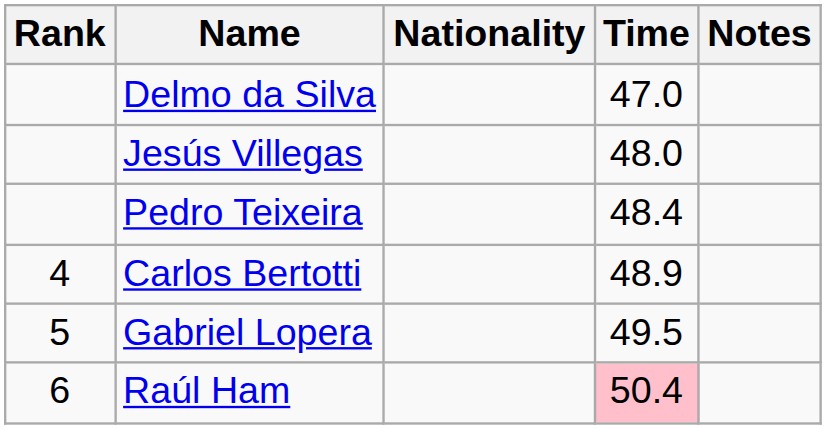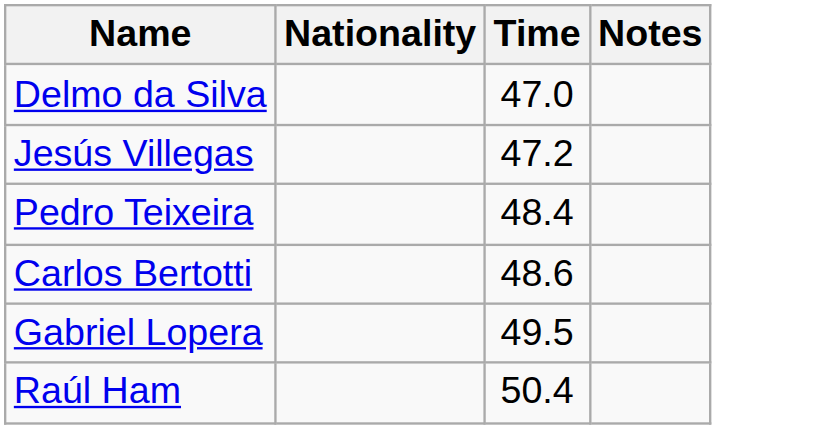- column: (60, 34)
(646, 153) 48.0 -> (537, 153) 47.2
(646, 272) 48.9 -> (537, 272) 48.6
(646, 392) pink background -> (537, 392) no background
